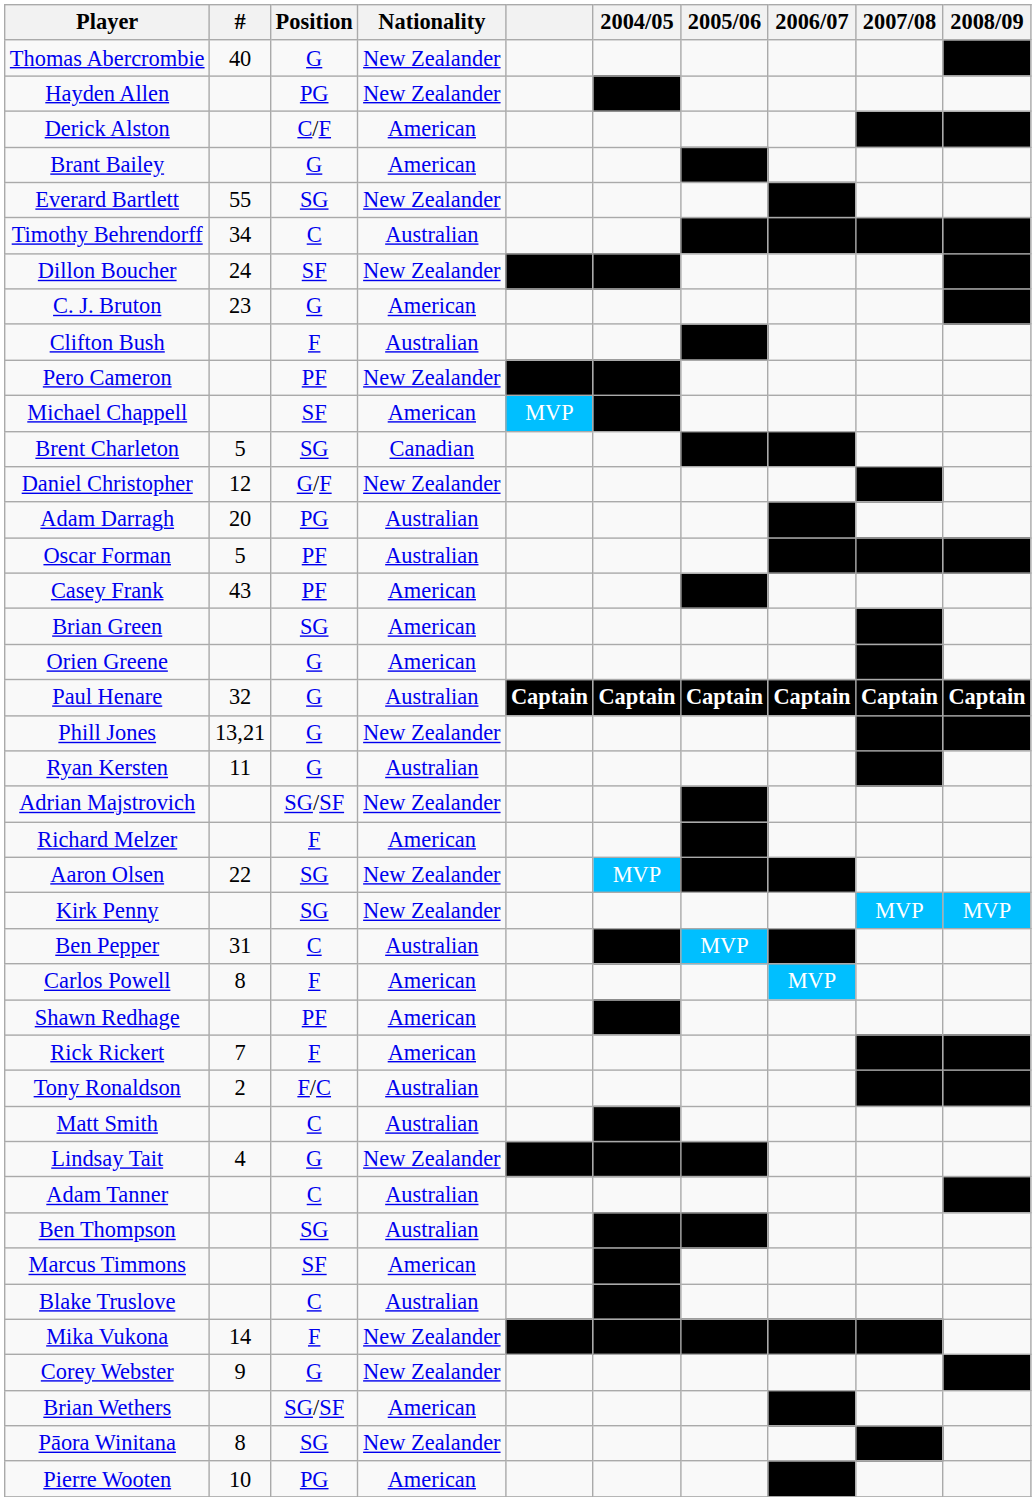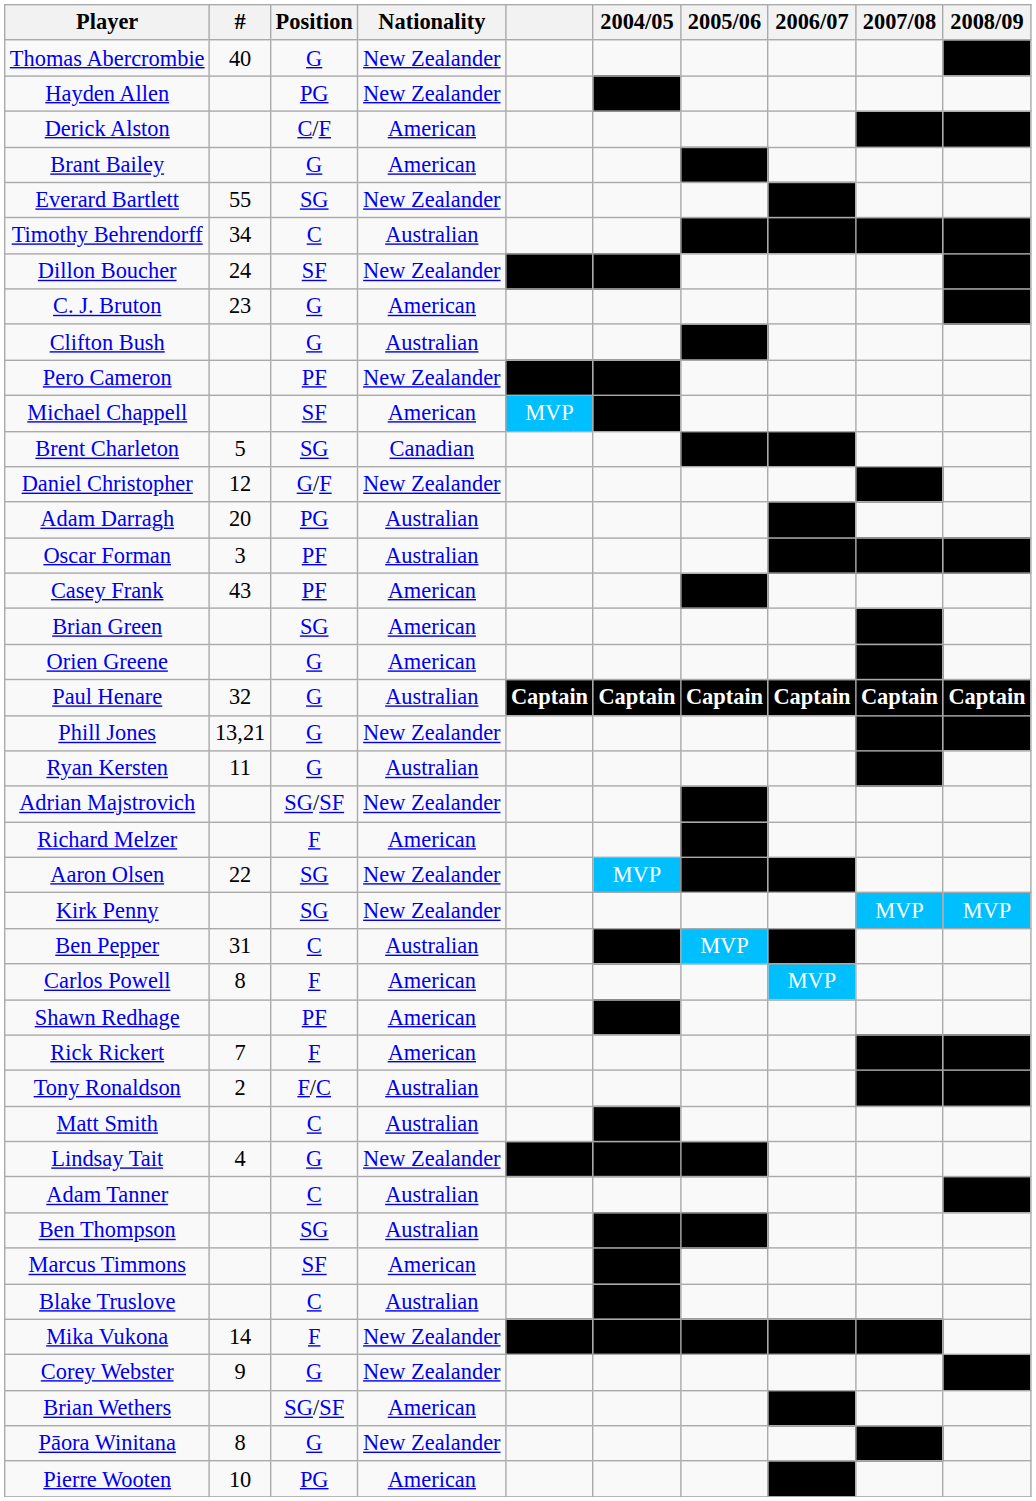(314, 341) F -> (314, 341) G
(240, 555) 5 -> (240, 555) 3
(314, 1443) SG -> (314, 1443) G
